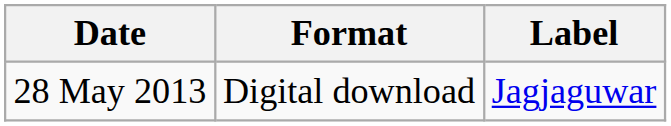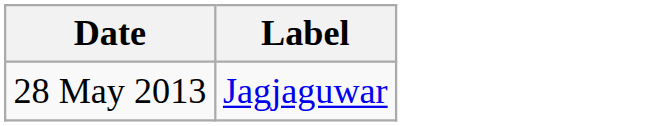- column: (349, 33)
